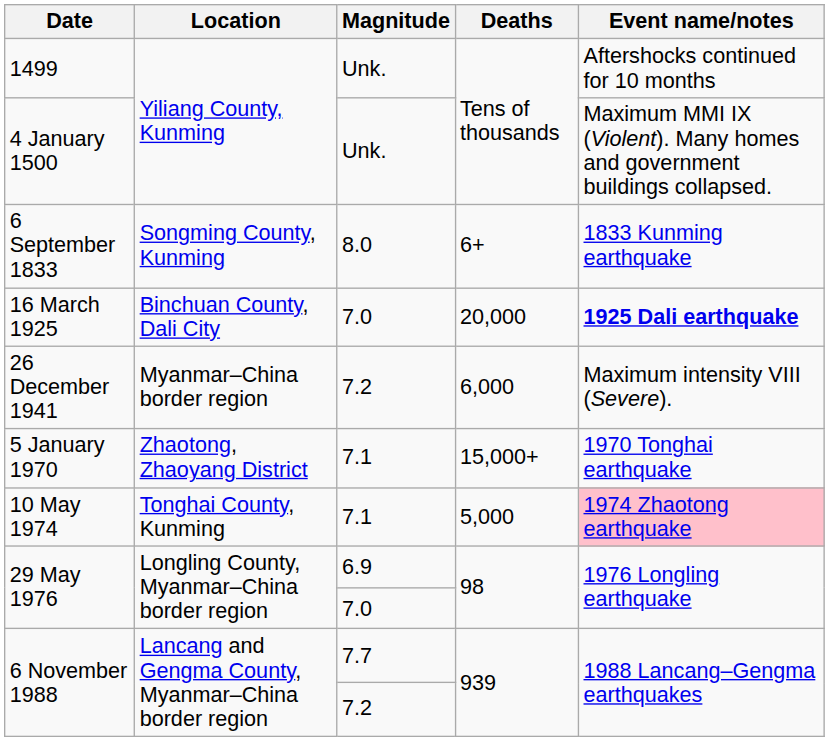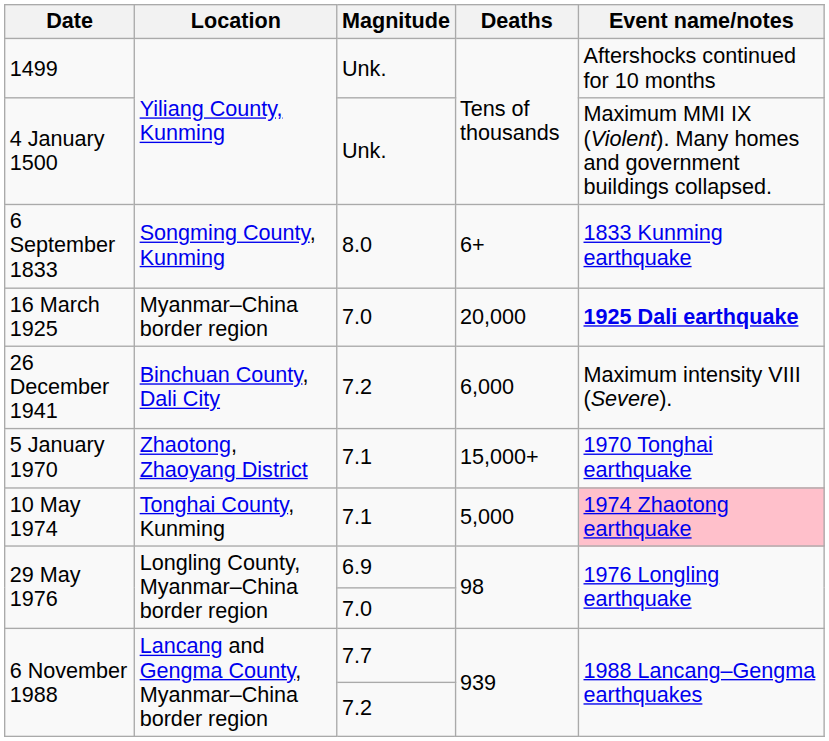(224, 316) Binchuan County, Dali City -> (219, 316) Myanmar–China border region
(219, 387) Myanmar–China border region -> (224, 387) Binchuan County, Dali City
